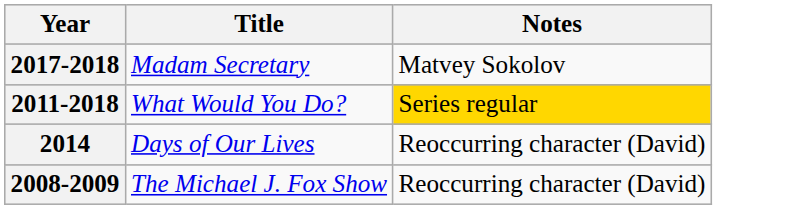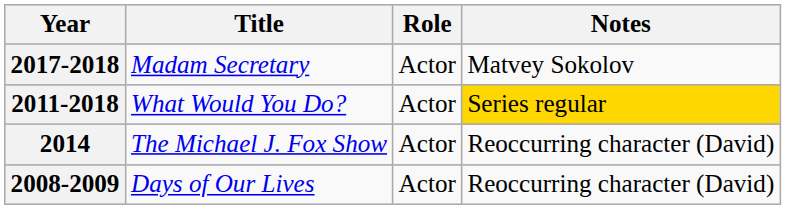+ column: (427, 24)
(223, 143) Days of Our Lives -> (259, 143) The Michael J. Fox Show
(259, 183) The Michael J. Fox Show -> (223, 183) Days of Our Lives
